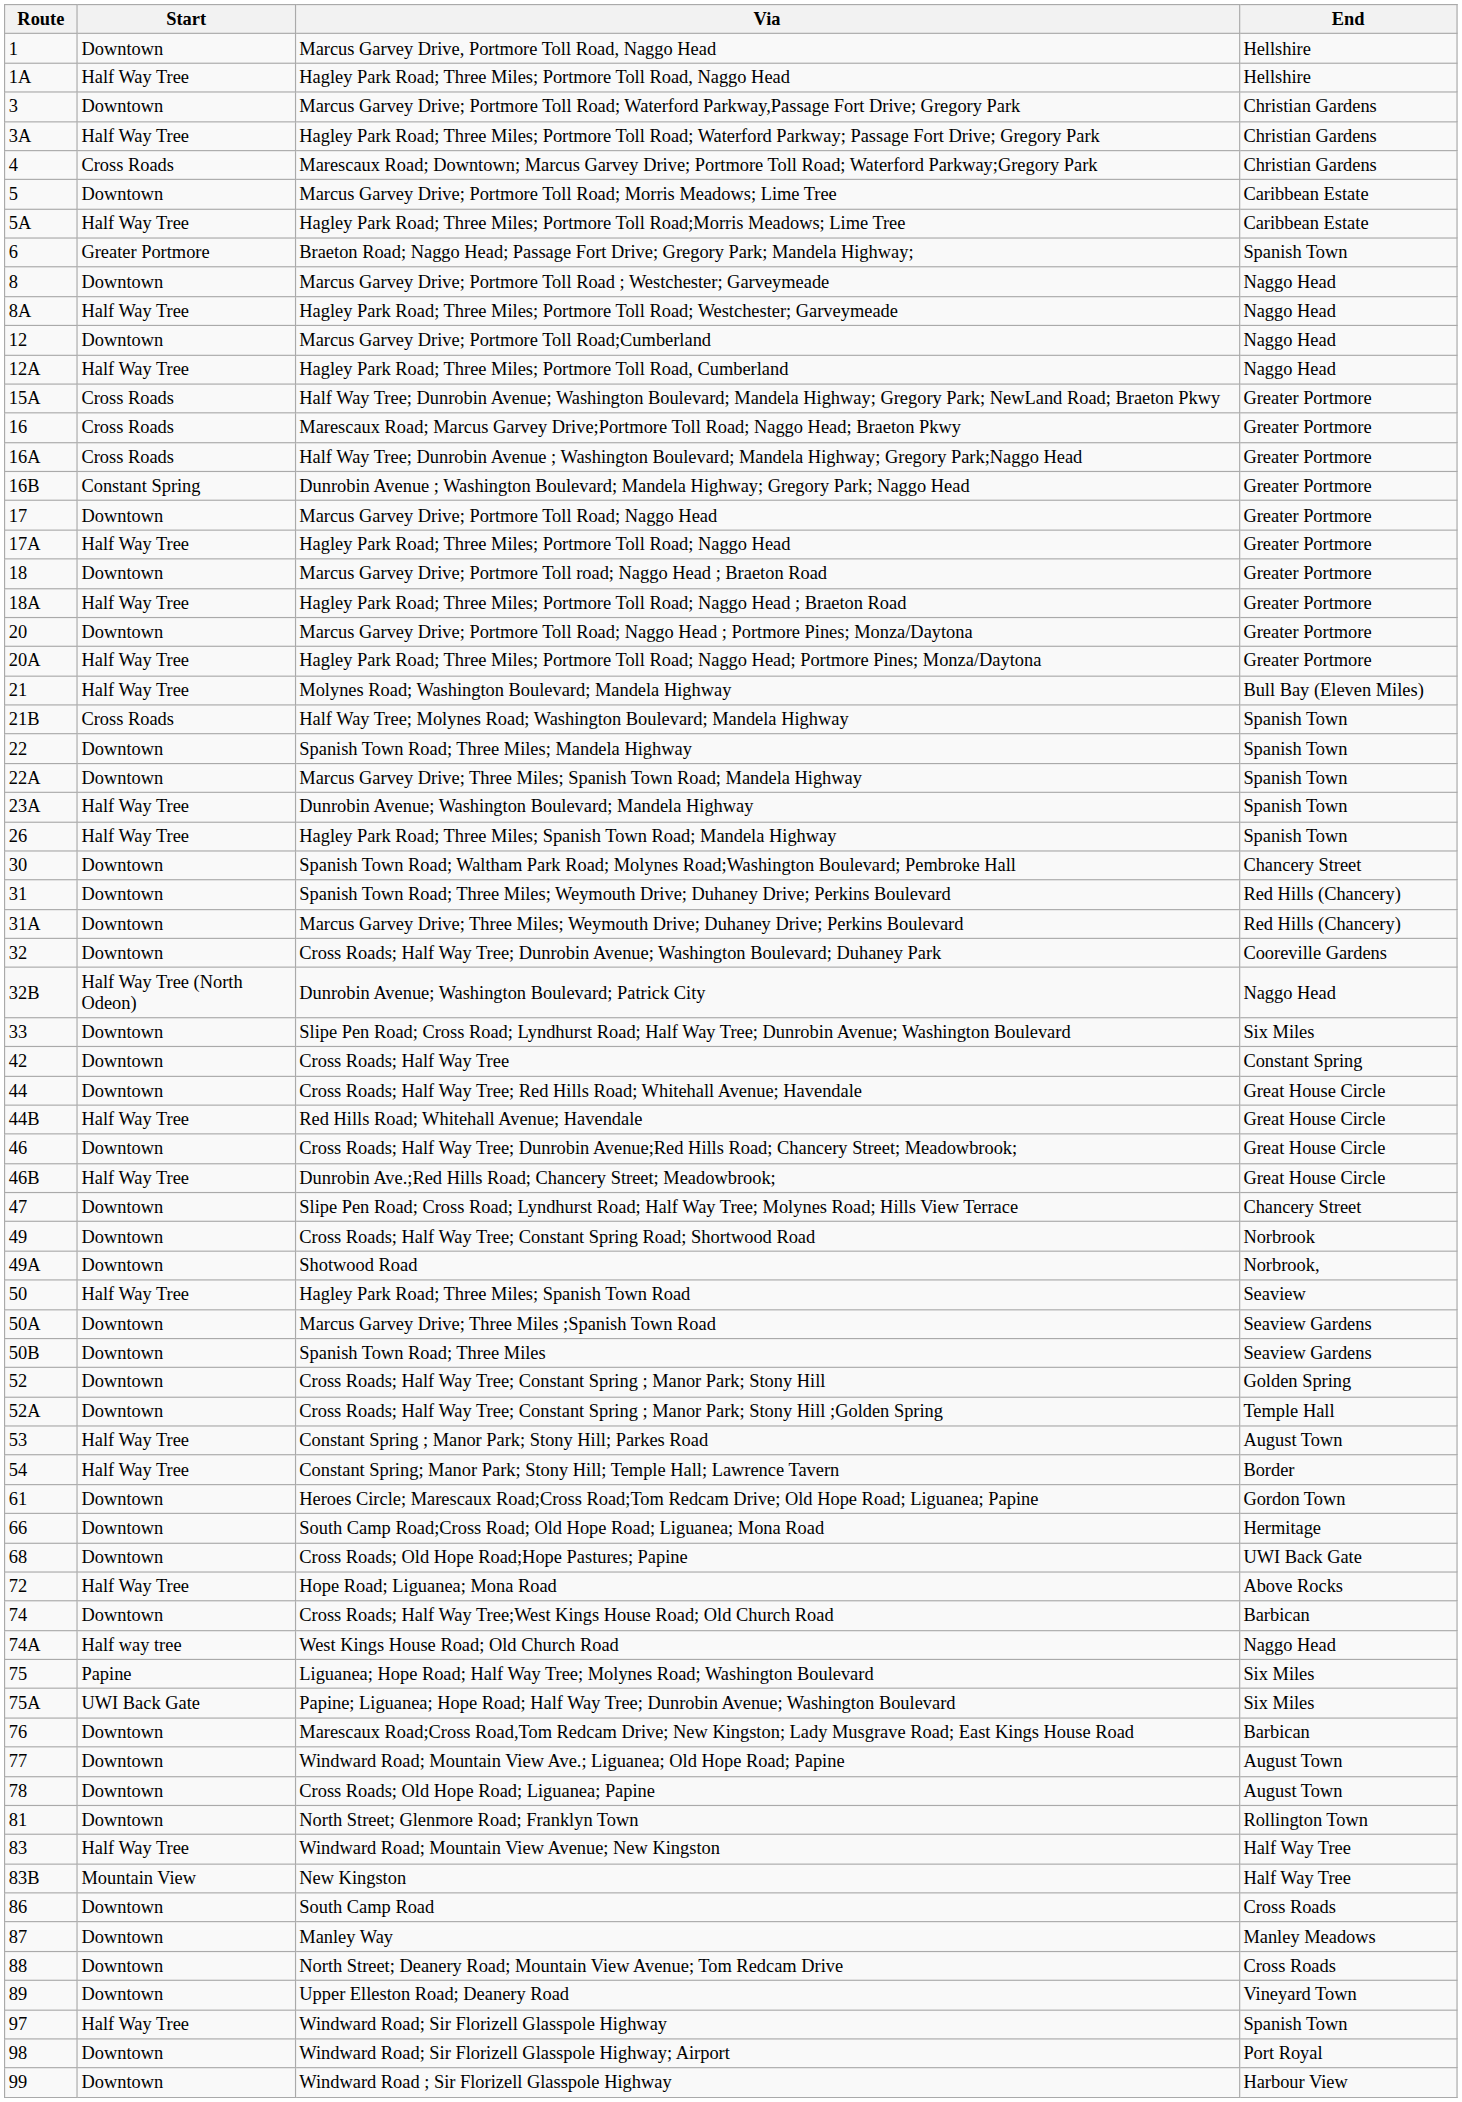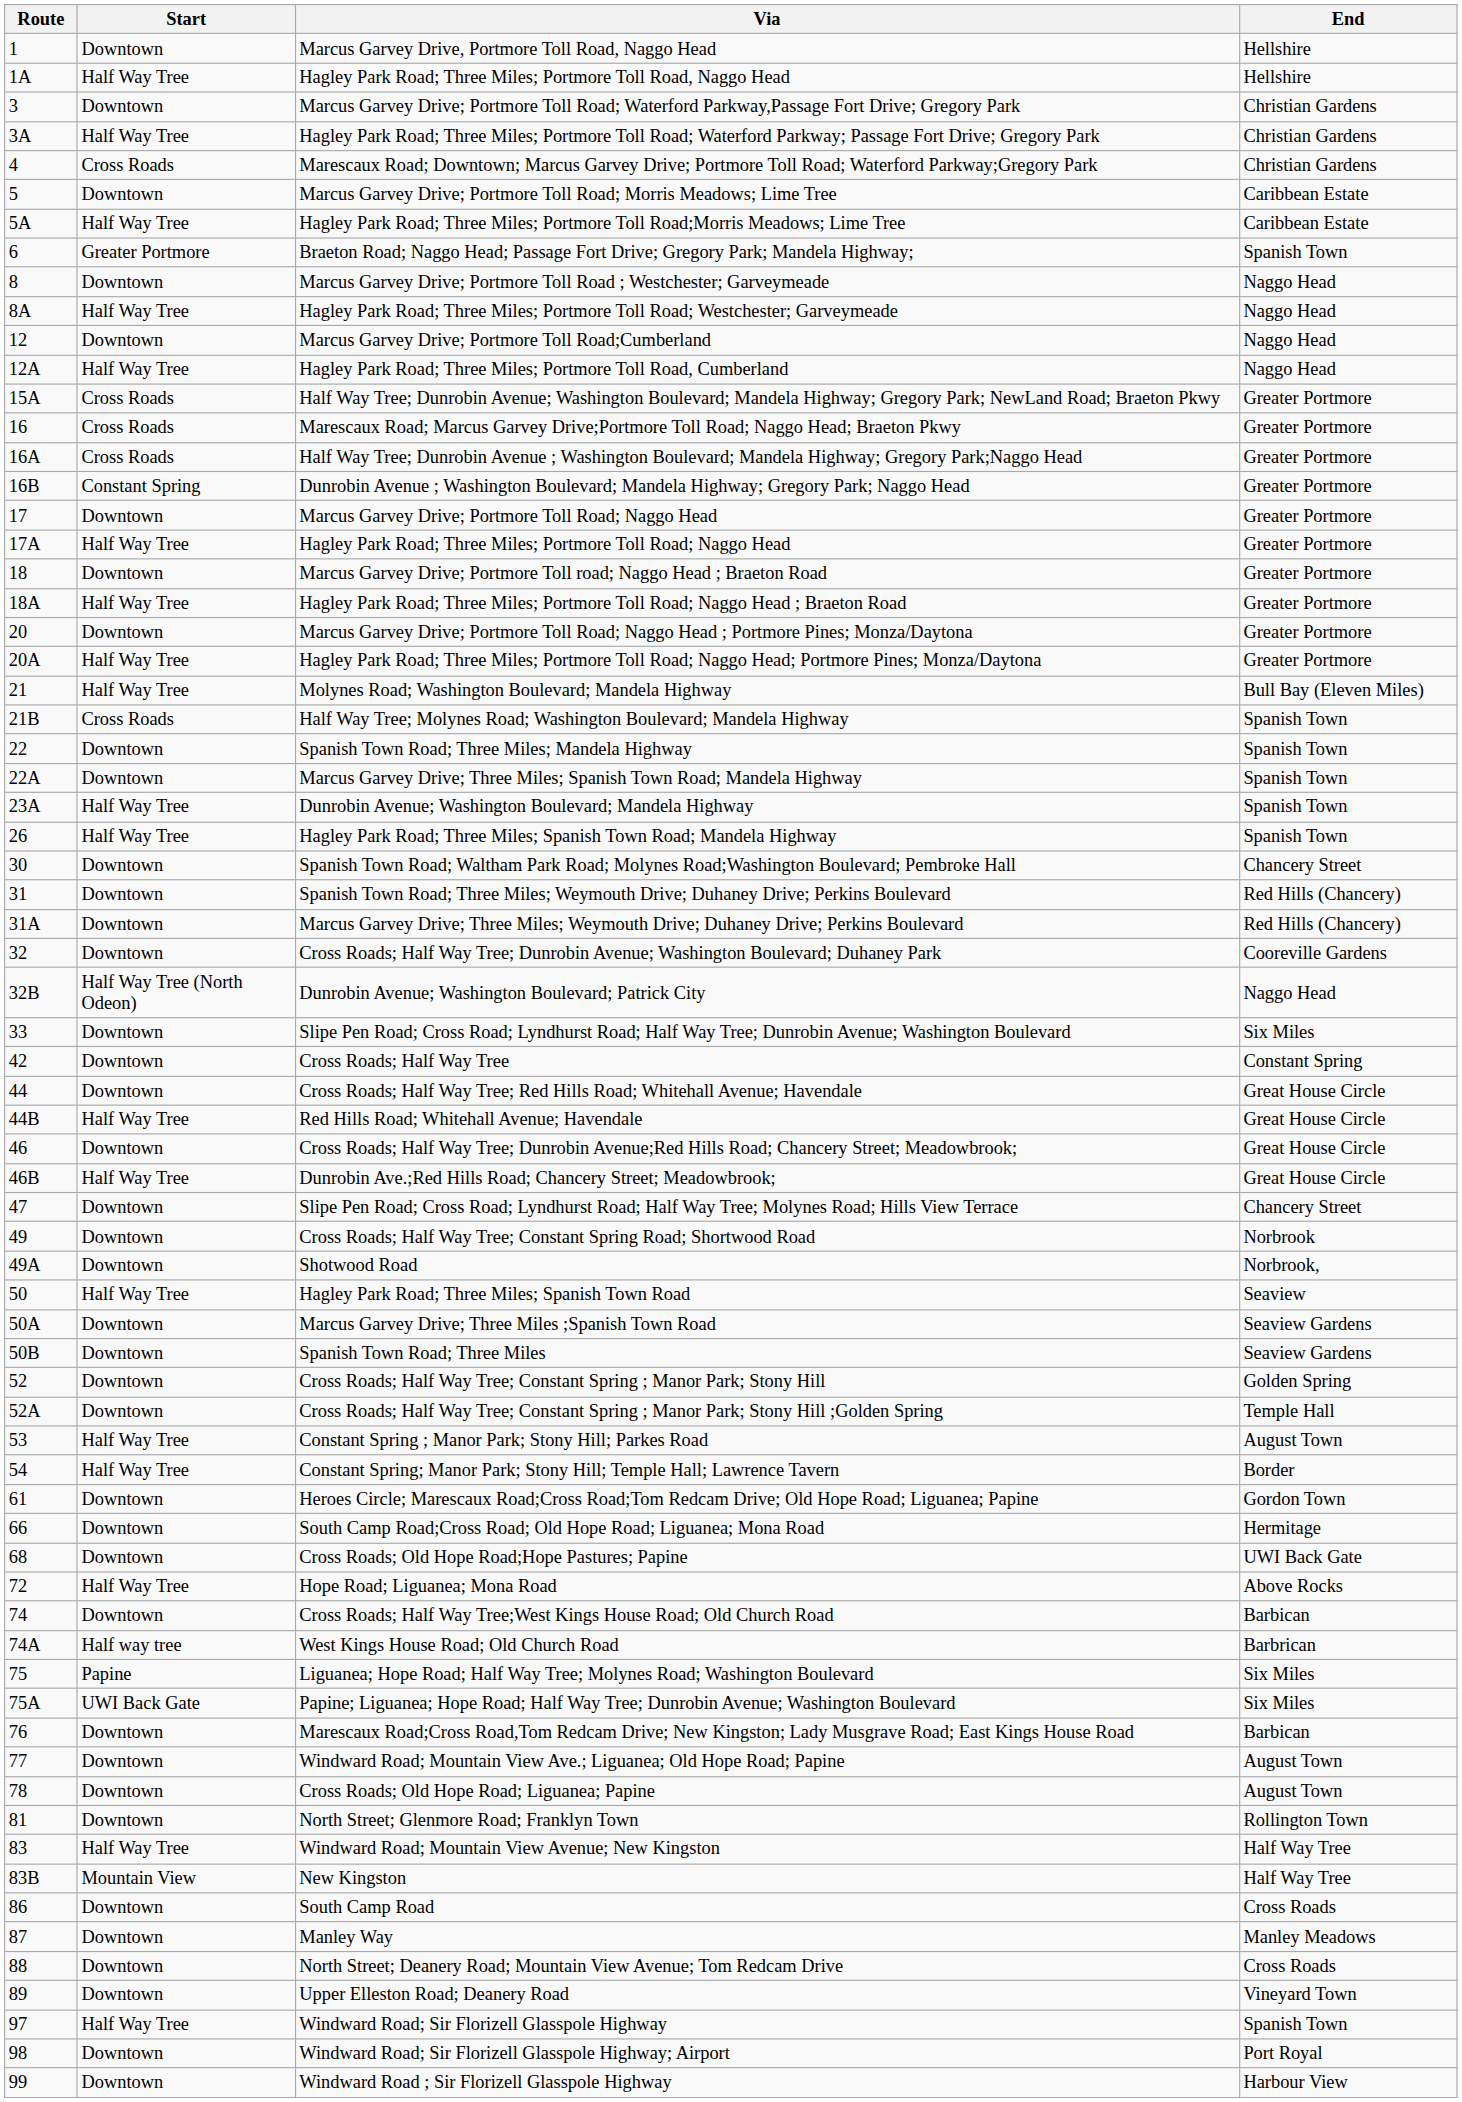(1290, 1644) Naggo Head -> (1280, 1644) Barbrican
